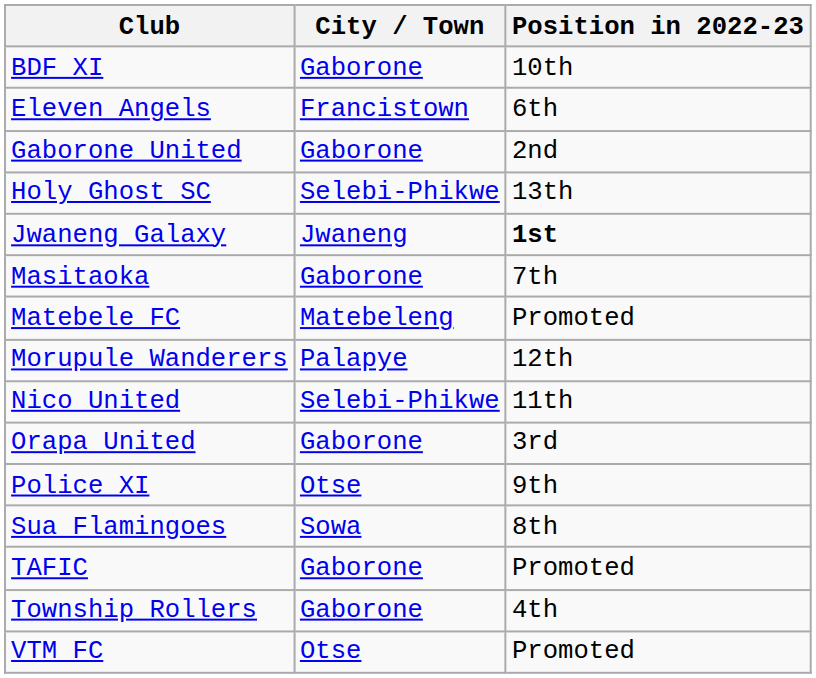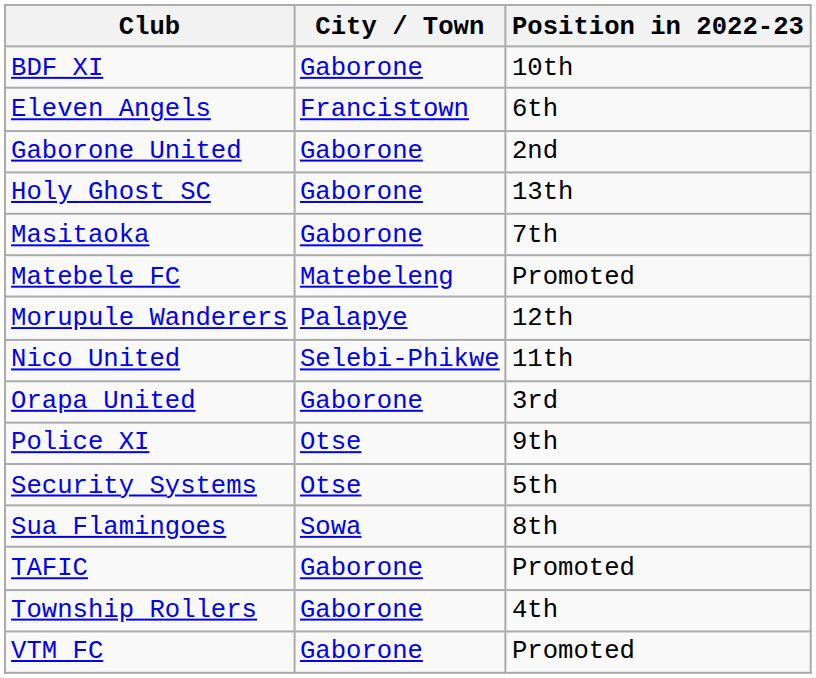(400, 193) Selebi-Phikwe -> (361, 193) Gaborone
- row: (119, 235)
+ row: (134, 485)
(331, 652) Otse -> (361, 652) Gaborone
